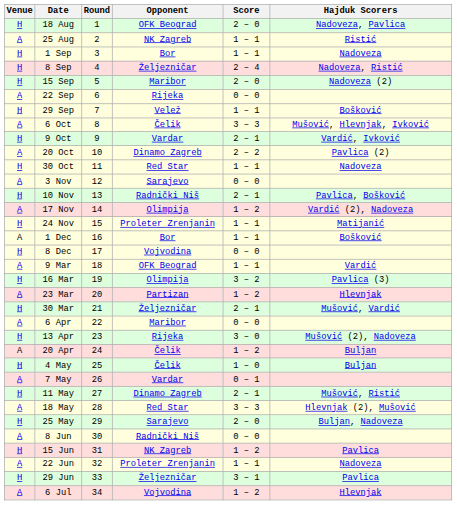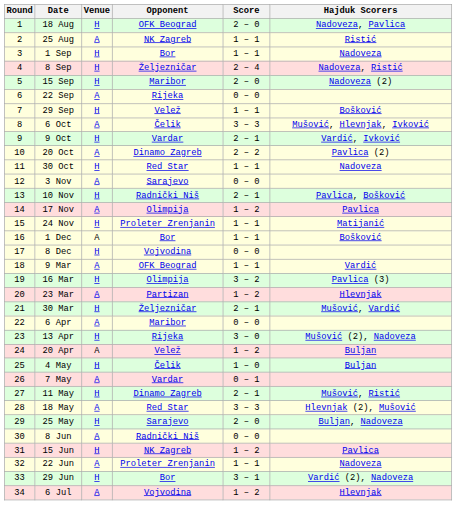columns swapped: (97, 12) <-> (20, 12)
(361, 210) Vardić (2), Nadoveza -> (361, 210) Pavlica
(168, 352) Čelik -> (168, 352) Velež
(168, 479) Željezničar -> (168, 479) Bor
(361, 479) Pavlica -> (361, 479) Vardić (2), Nadoveza
